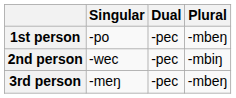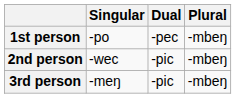(165, 59) -pec -> (162, 59) -pic
(205, 59) -mbiŋ -> (208, 59) -mbeŋ
(165, 81) -pec -> (162, 81) -pic
